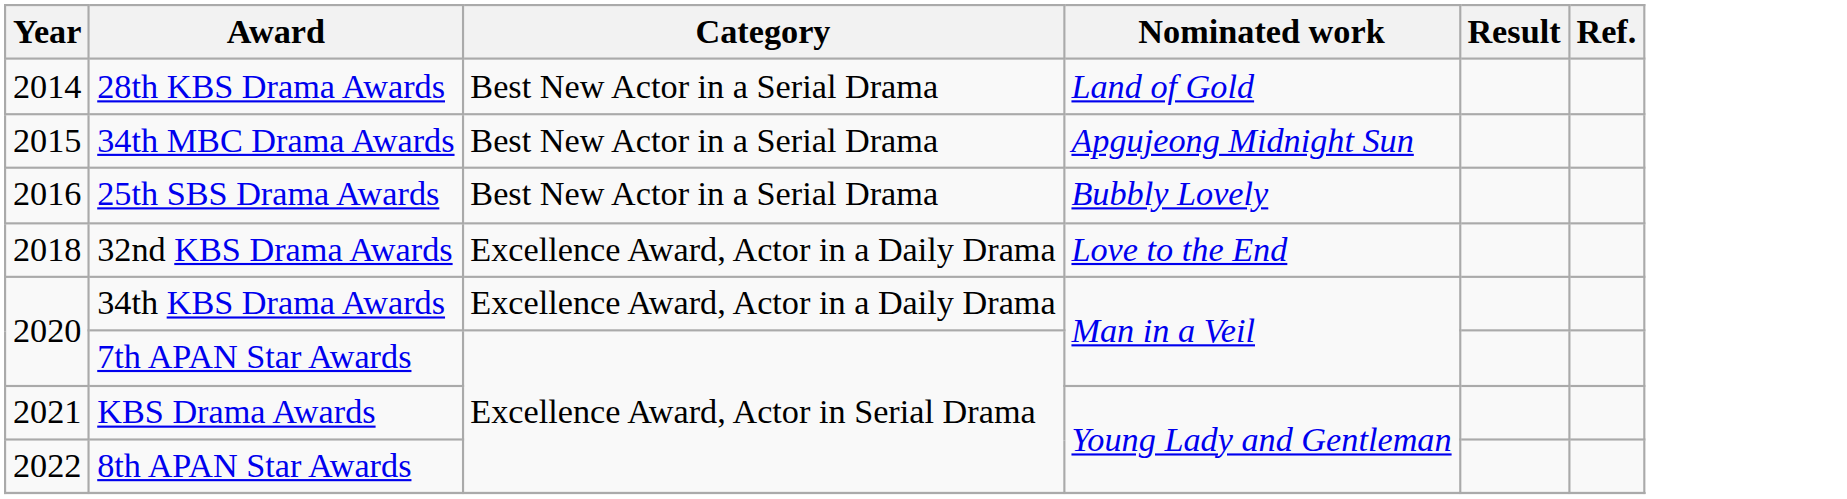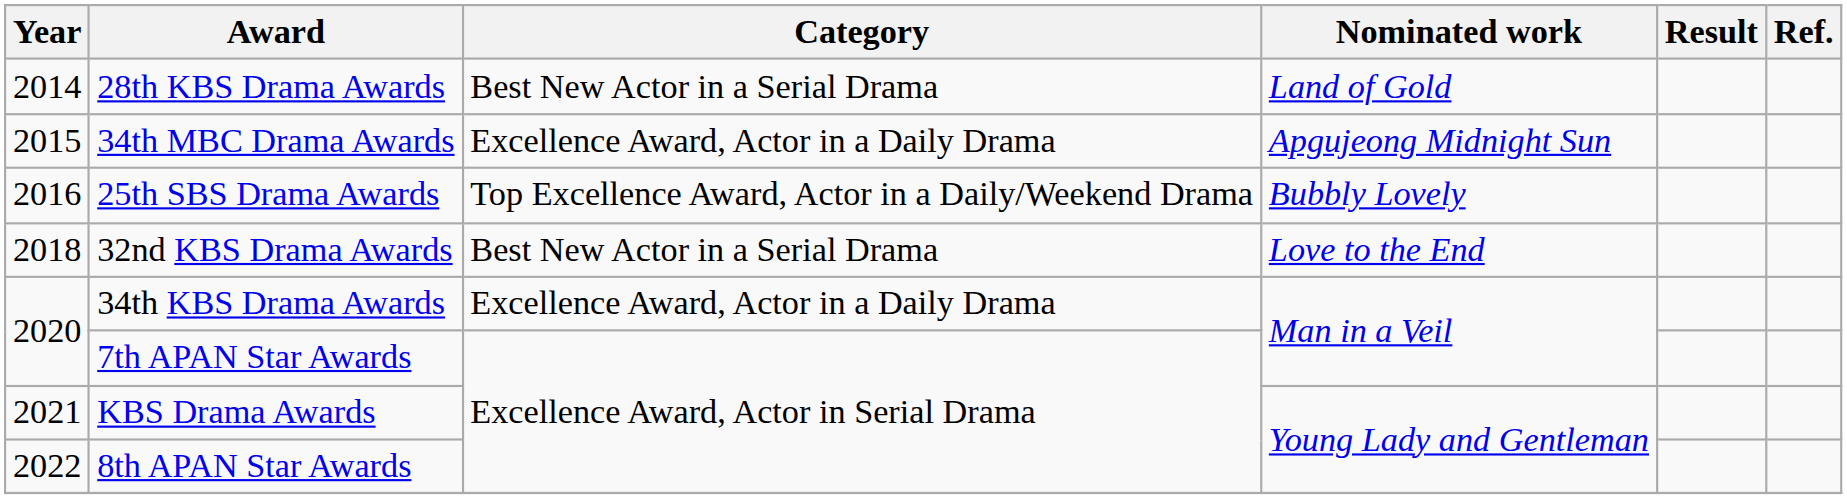(704, 140) Best New Actor in a Serial Drama -> (763, 140) Excellence Award, Actor in a Daily Drama
(704, 194) Best New Actor in a Serial Drama -> (862, 194) Top Excellence Award, Actor in a Daily/Weekend Drama
(763, 248) Excellence Award, Actor in a Daily Drama -> (704, 248) Best New Actor in a Serial Drama
